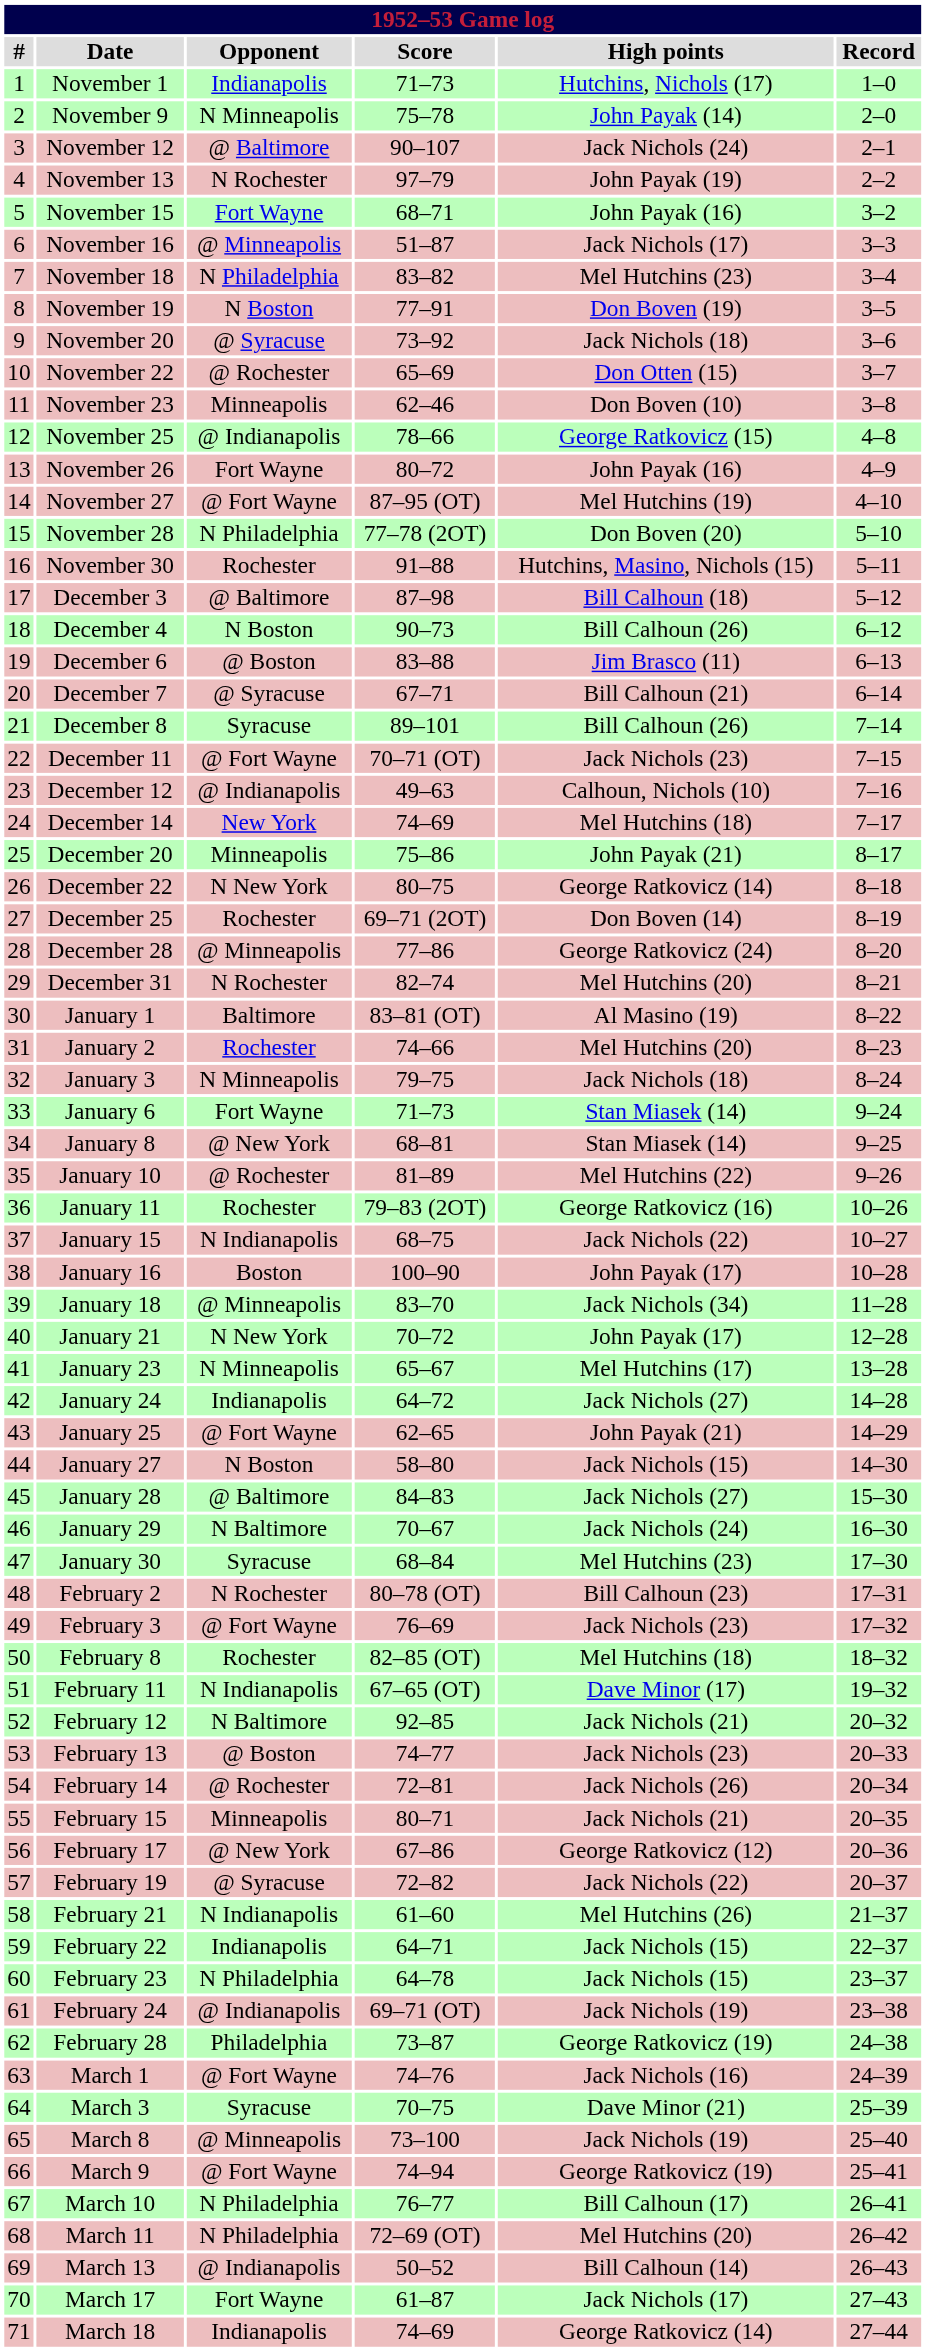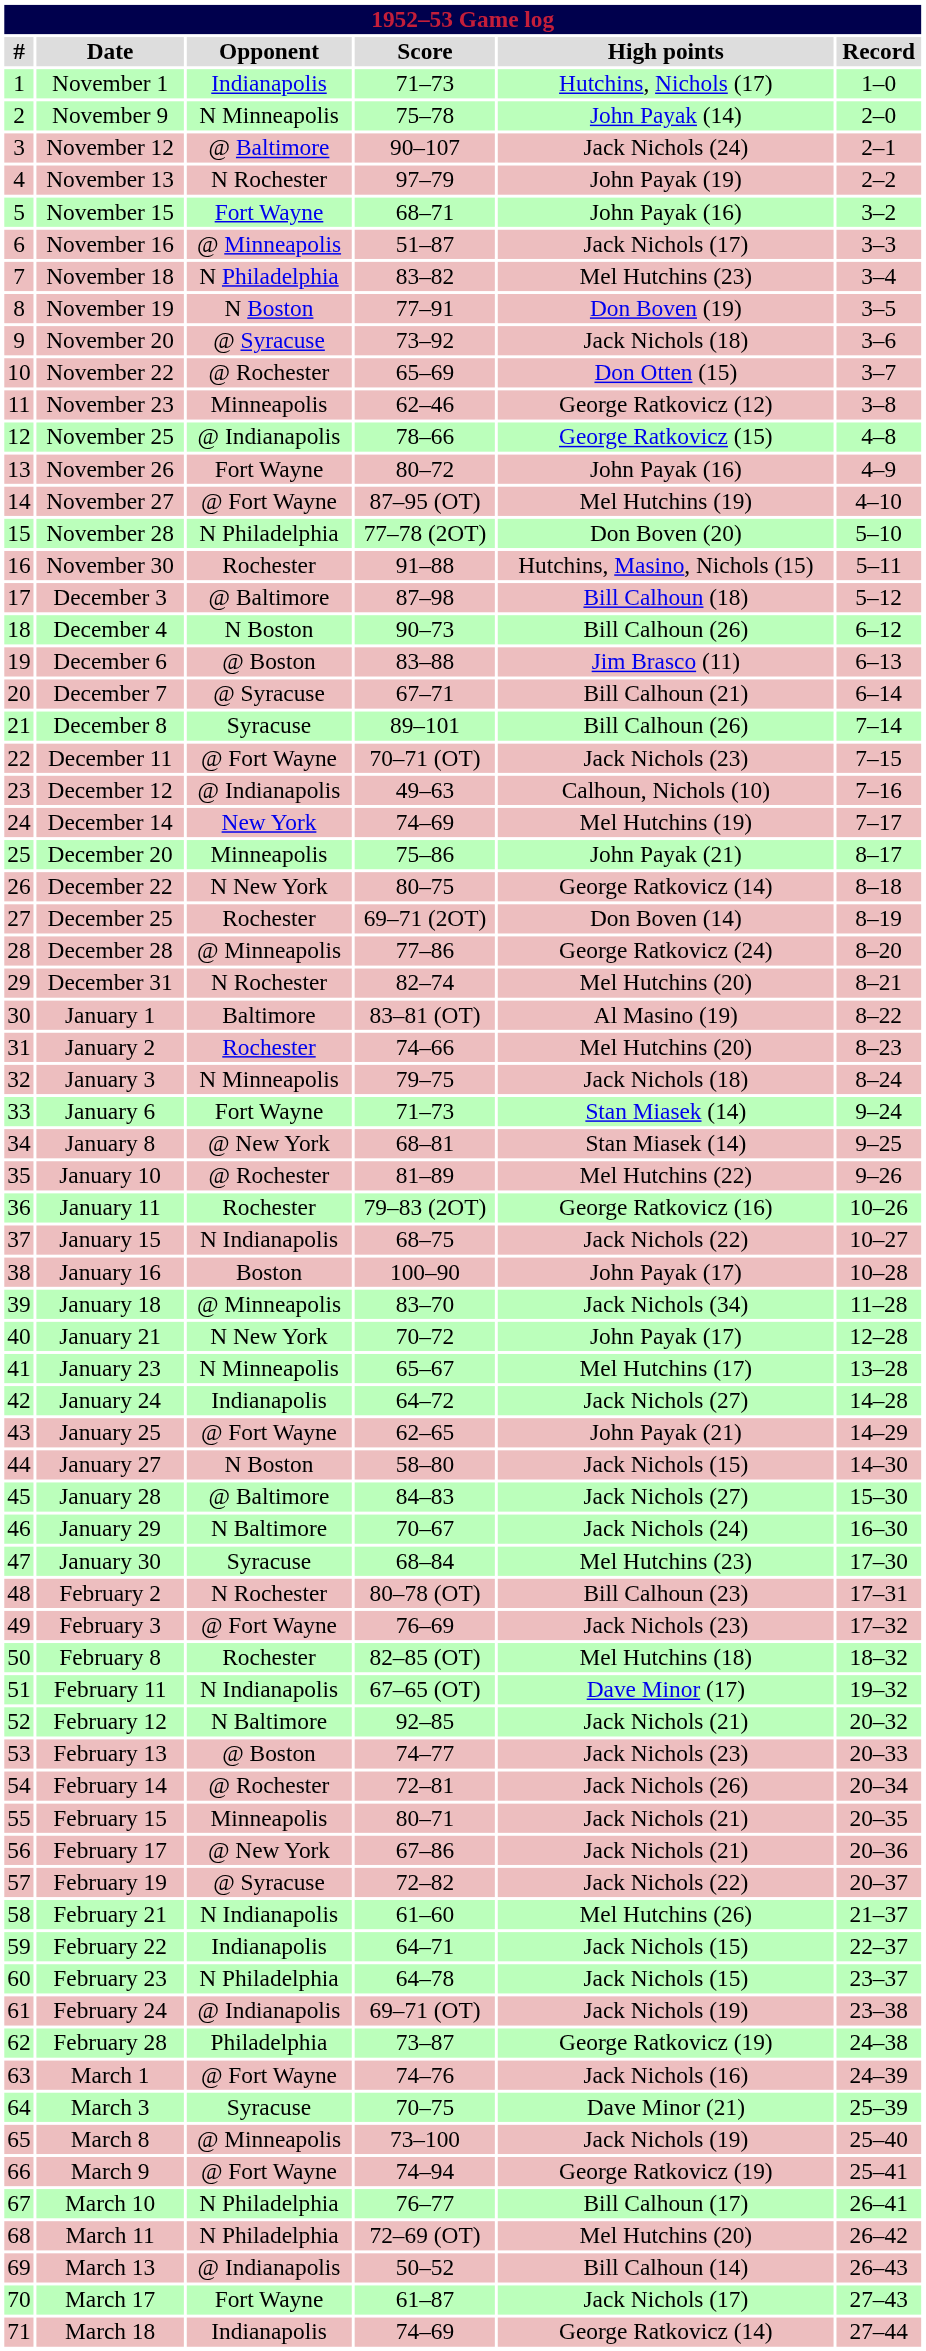(666, 404) Don Boven (10) -> (666, 404) George Ratkovicz (12)
(666, 822) Mel Hutchins (18) -> (666, 822) Mel Hutchins (19)
(666, 1850) George Ratkovicz (12) -> (666, 1850) Jack Nichols (21)
